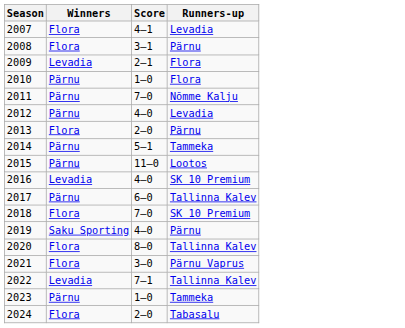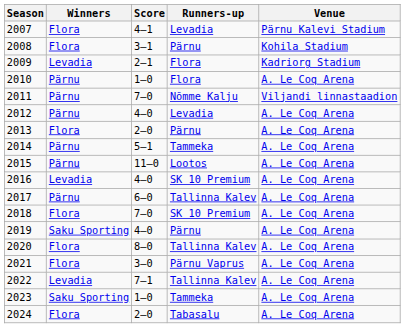+ column: (329, 13)
(64, 297) Pärnu -> (89, 297) Saku Sporting
